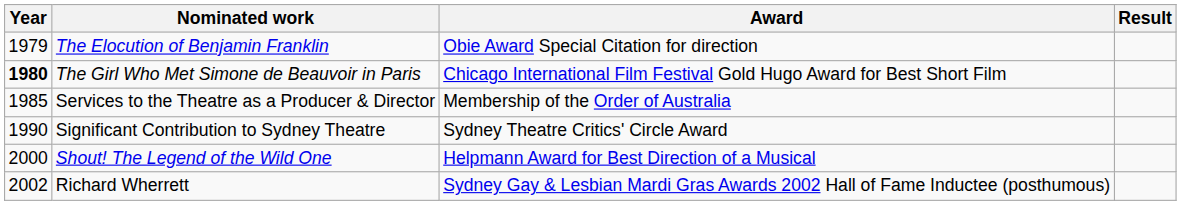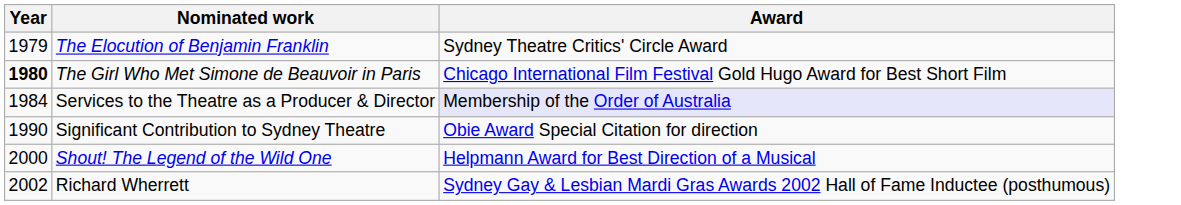- column: (1145, 18)
(601, 46) Obie Award Special Citation for direction -> (585, 46) Sydney Theatre Critics' Circle Award
(28, 102) 1985 -> (28, 102) 1984
(587, 102) no background -> (587, 102) lavender background
(585, 130) Sydney Theatre Critics' Circle Award -> (601, 130) Obie Award Special Citation for direction
